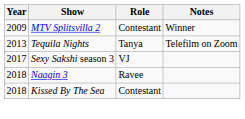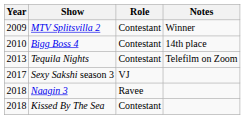+ row: (55, 43)
(131, 43) Tanya -> (140, 59) Contestant
